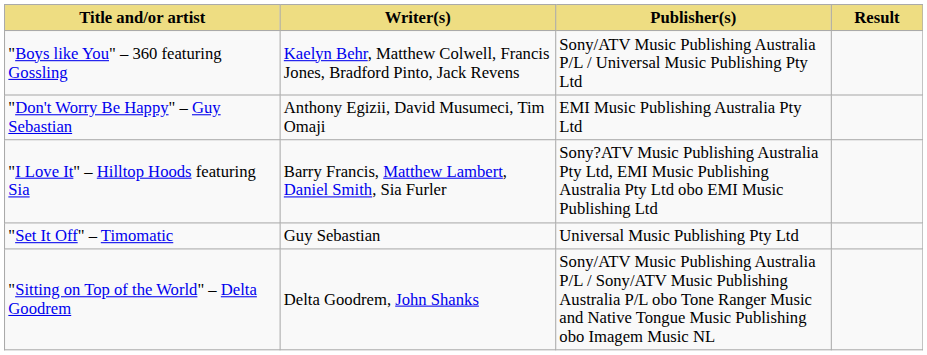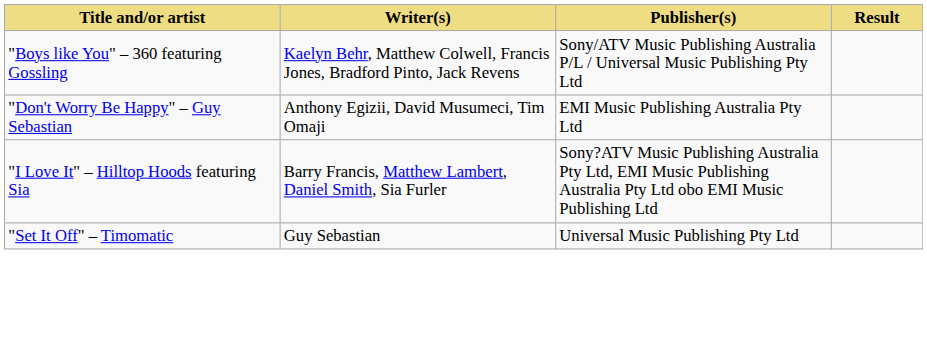- row: (133, 299)
